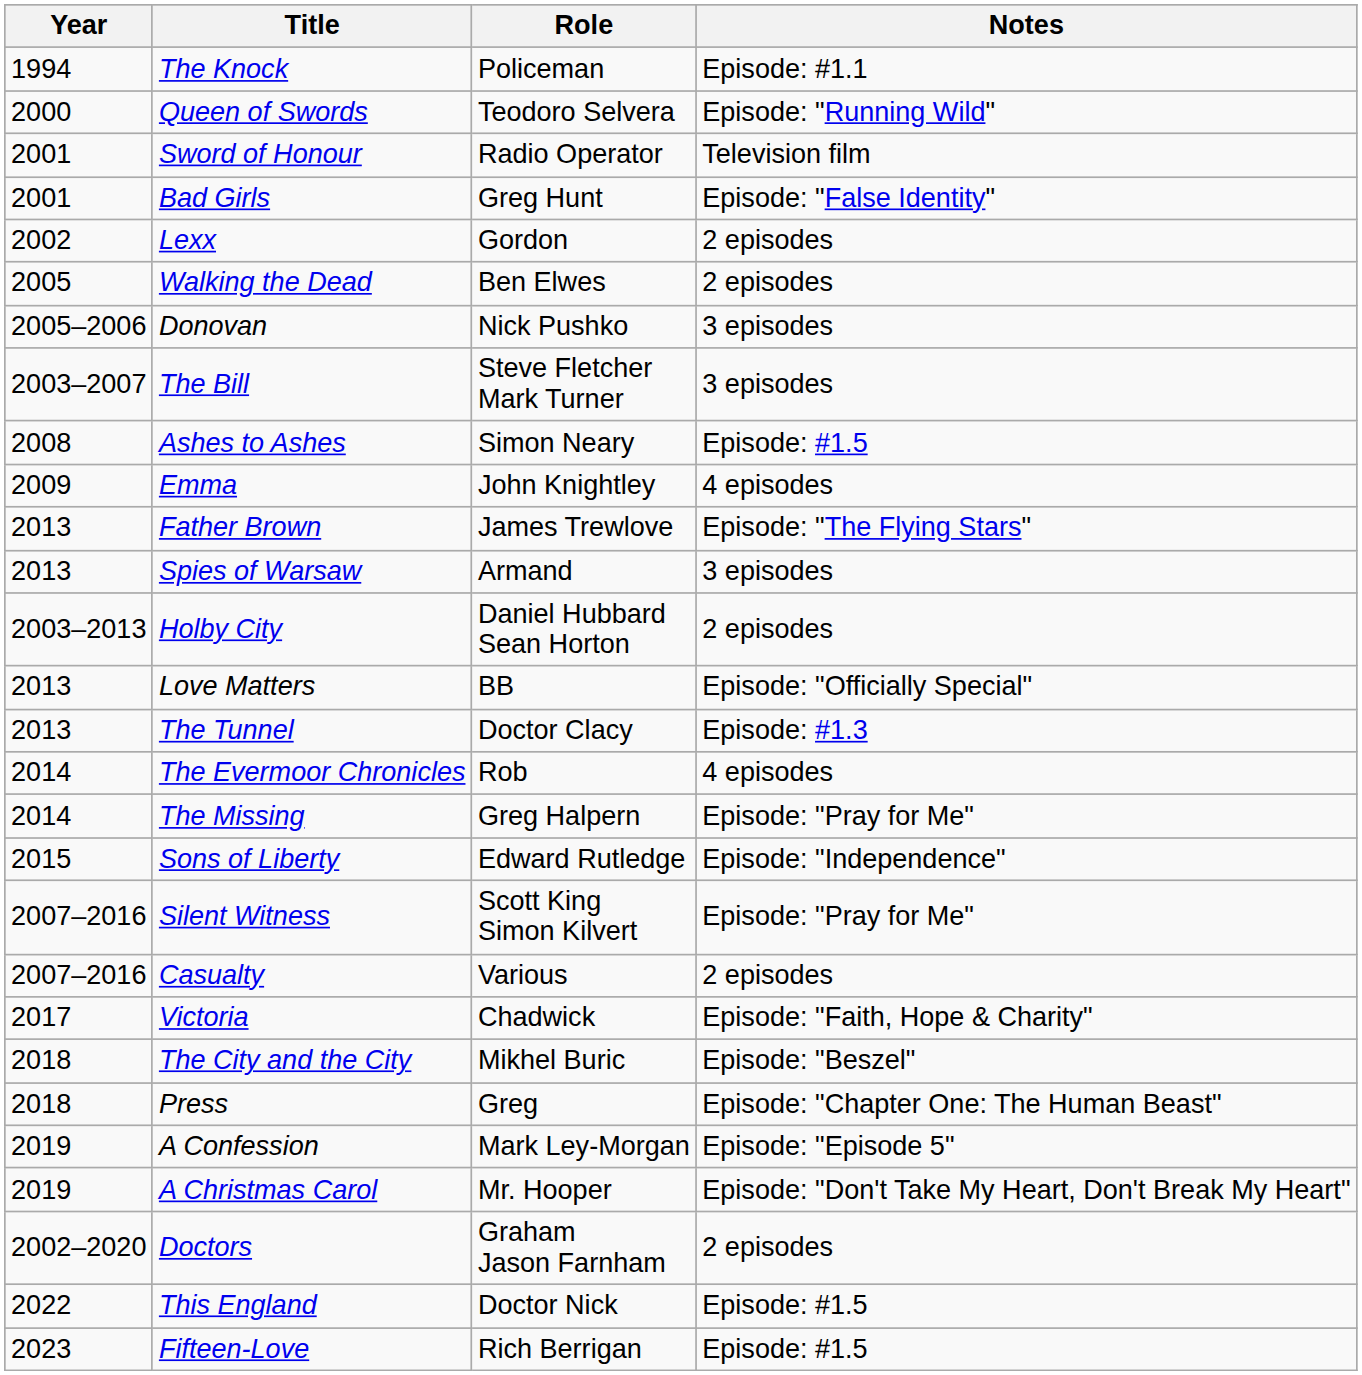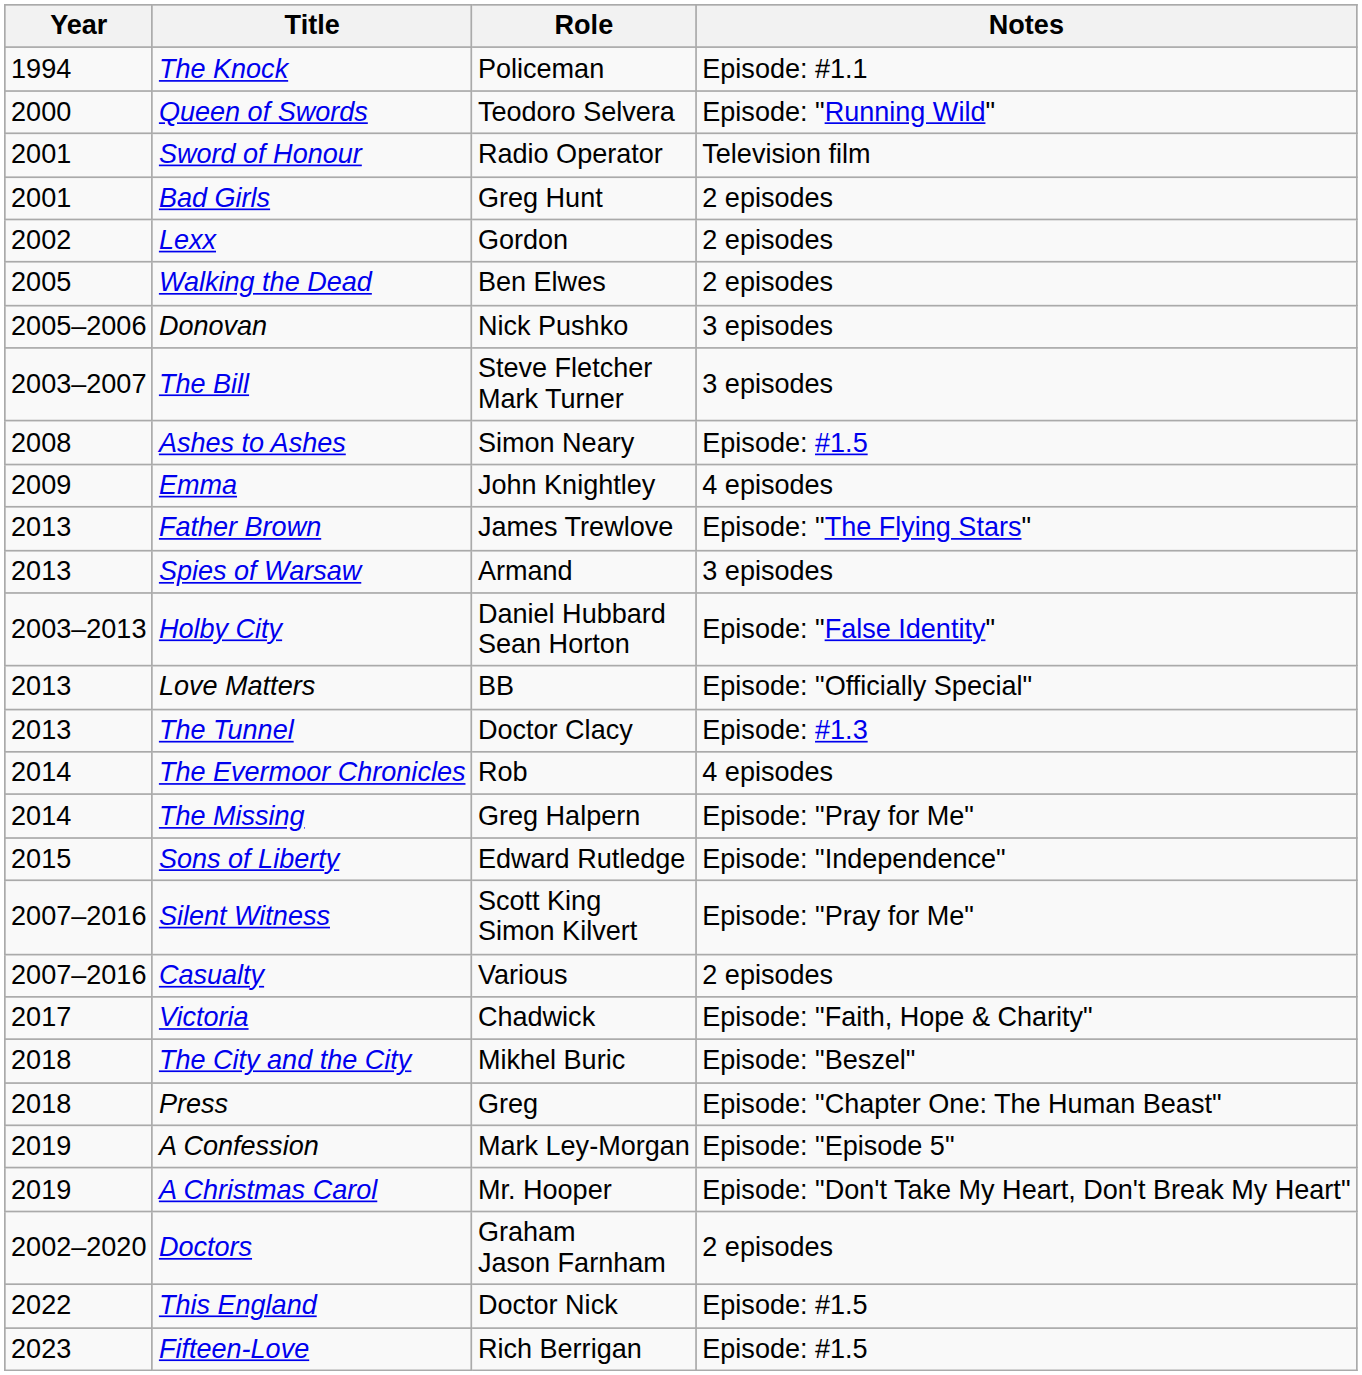(849, 197) Episode: "False Identity" -> (768, 197) 2 episodes
(768, 629) 2 episodes -> (849, 629) Episode: "False Identity"
